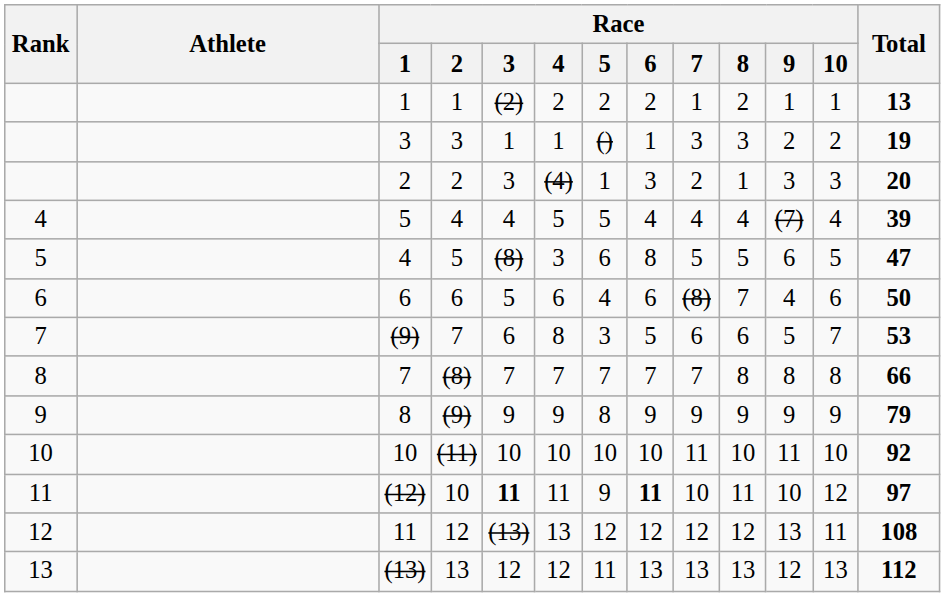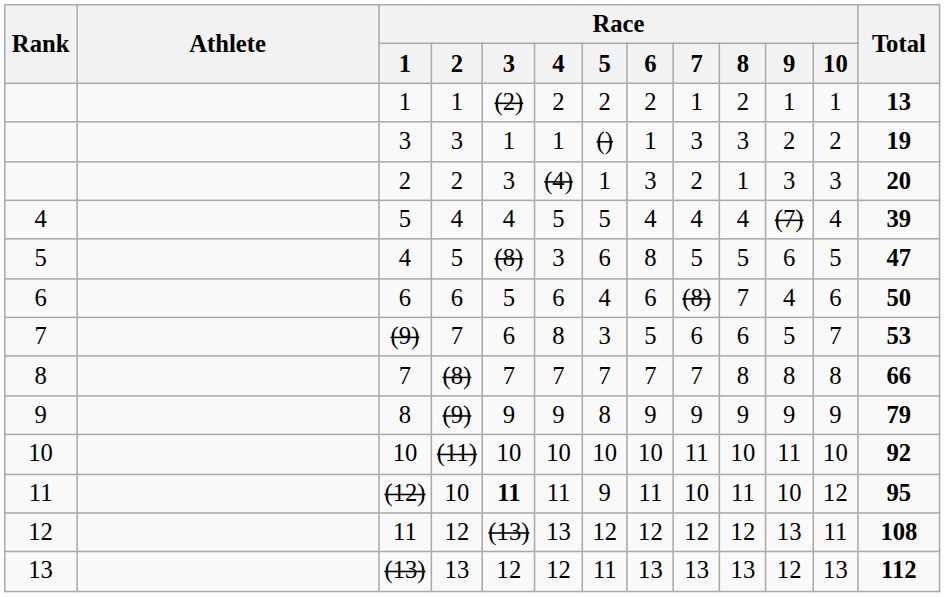(650, 492) bold -> (650, 492) normal
(899, 492) 97 -> (899, 492) 95
